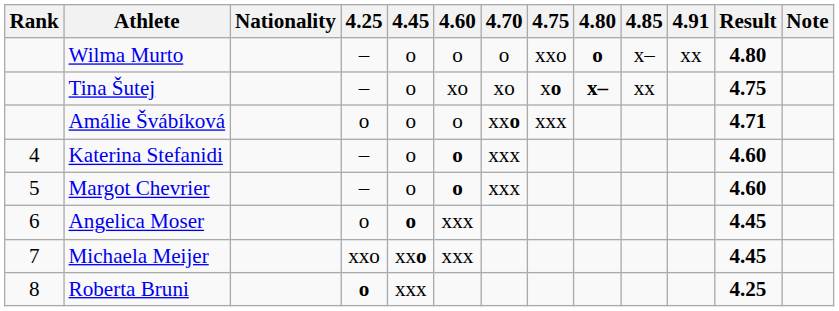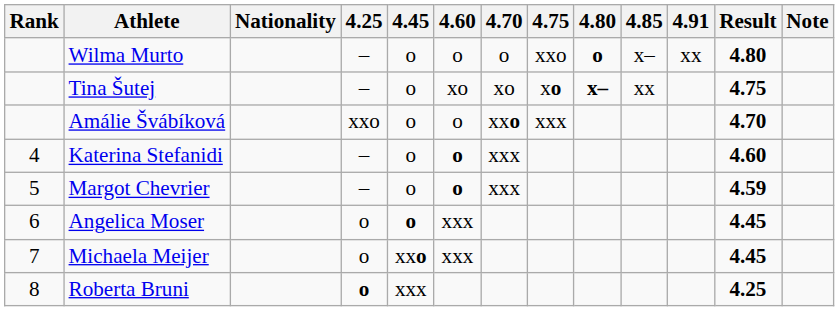(364, 121) o -> (364, 121) xxo
(748, 121) 4.71 -> (748, 121) 4.70
(748, 188) 4.60 -> (748, 188) 4.59
(364, 255) xxo -> (364, 255) o
